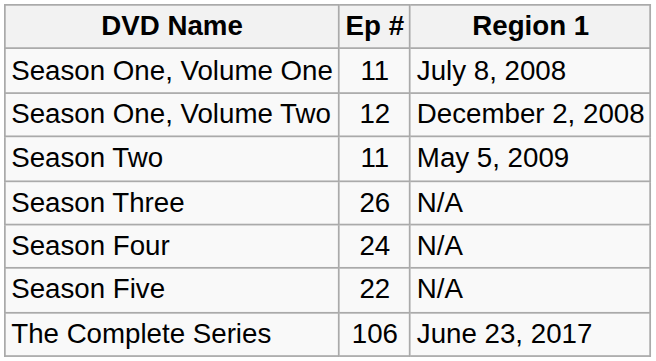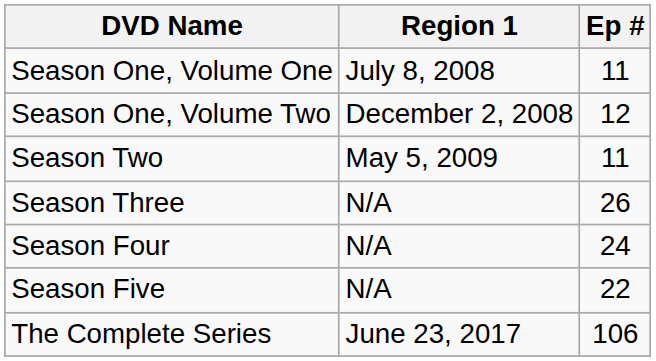columns swapped: (375, 26) <-> (531, 26)
